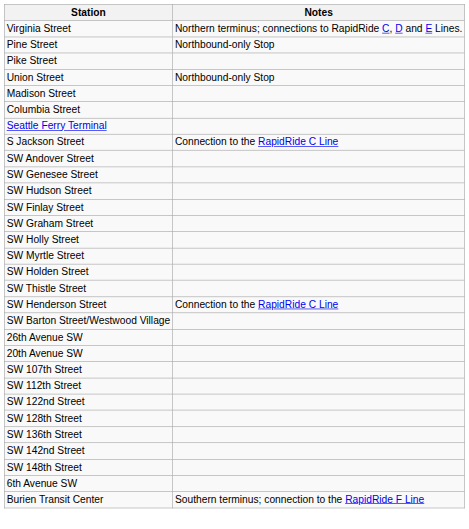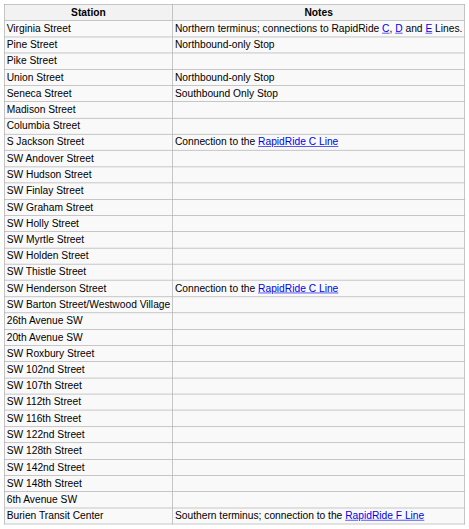+ row: (39, 93)
- row: (57, 126)
- row: (52, 175)
+ row: (50, 353)
+ row: (46, 369)
+ row: (44, 418)
- row: (44, 434)
